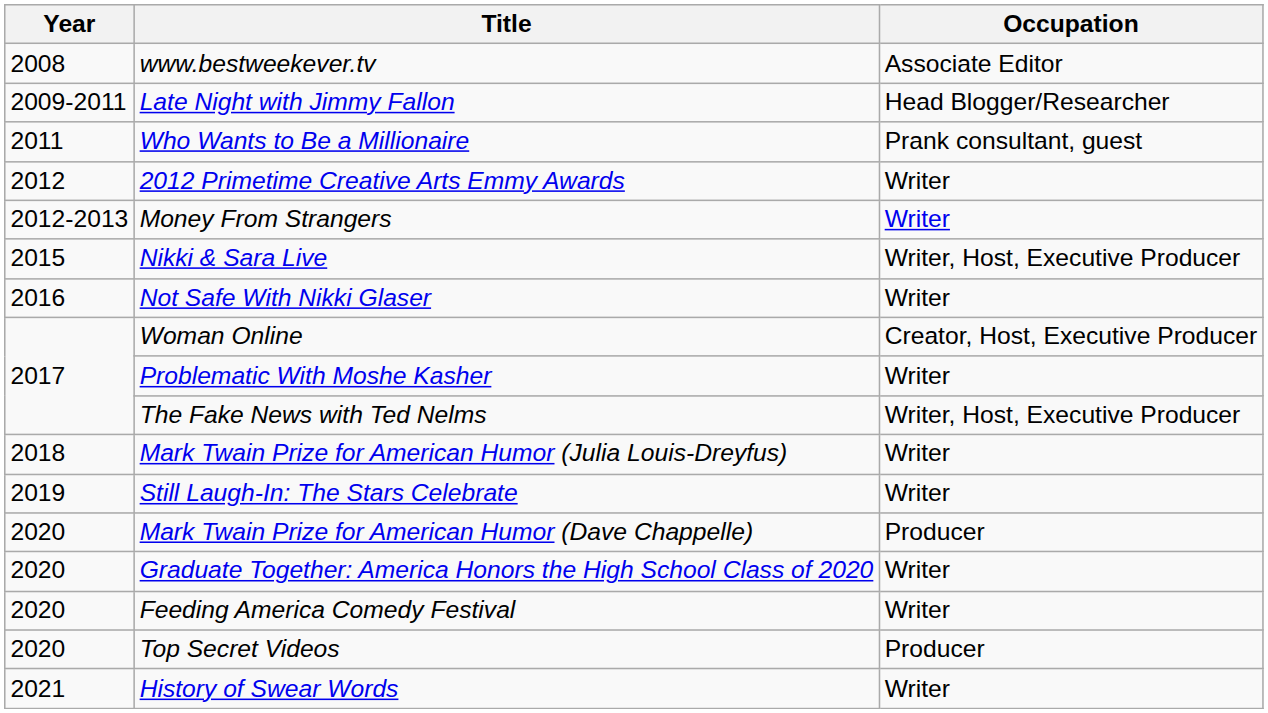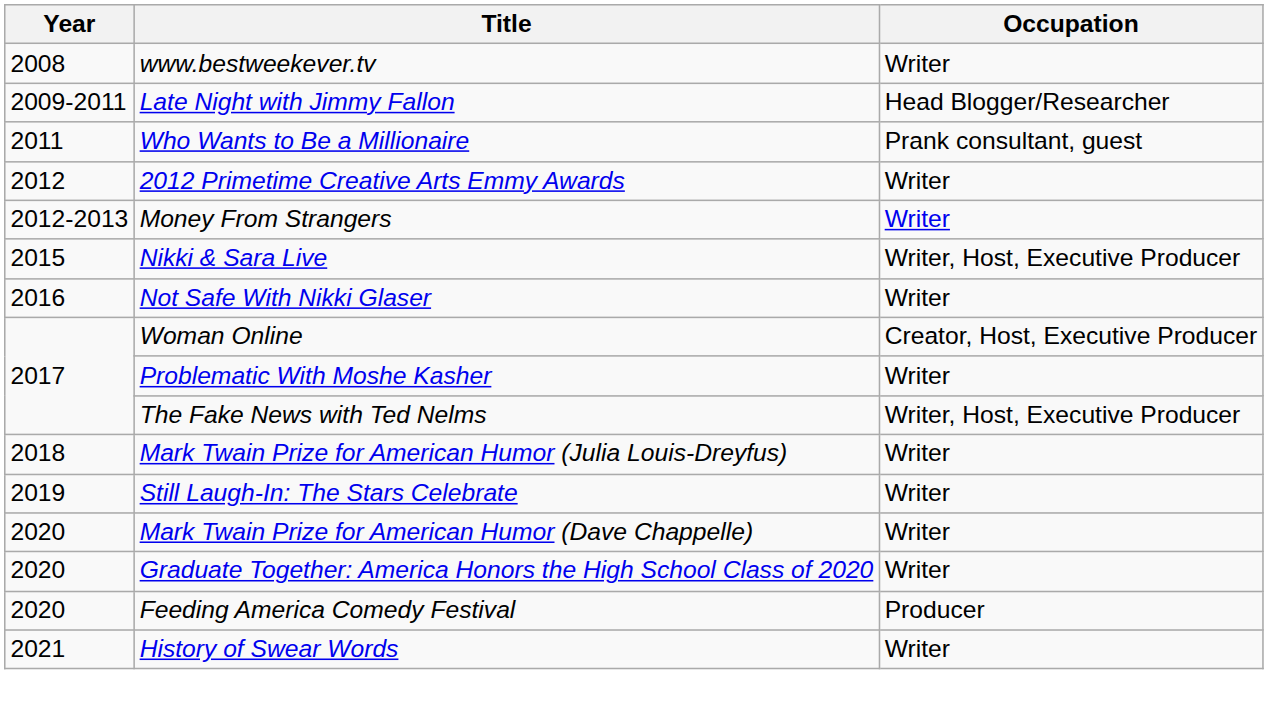(974, 63) Associate Editor -> (917, 63) Writer
(935, 532) Producer -> (917, 532) Writer
(917, 610) Writer -> (935, 610) Producer
- row: (240, 649)
